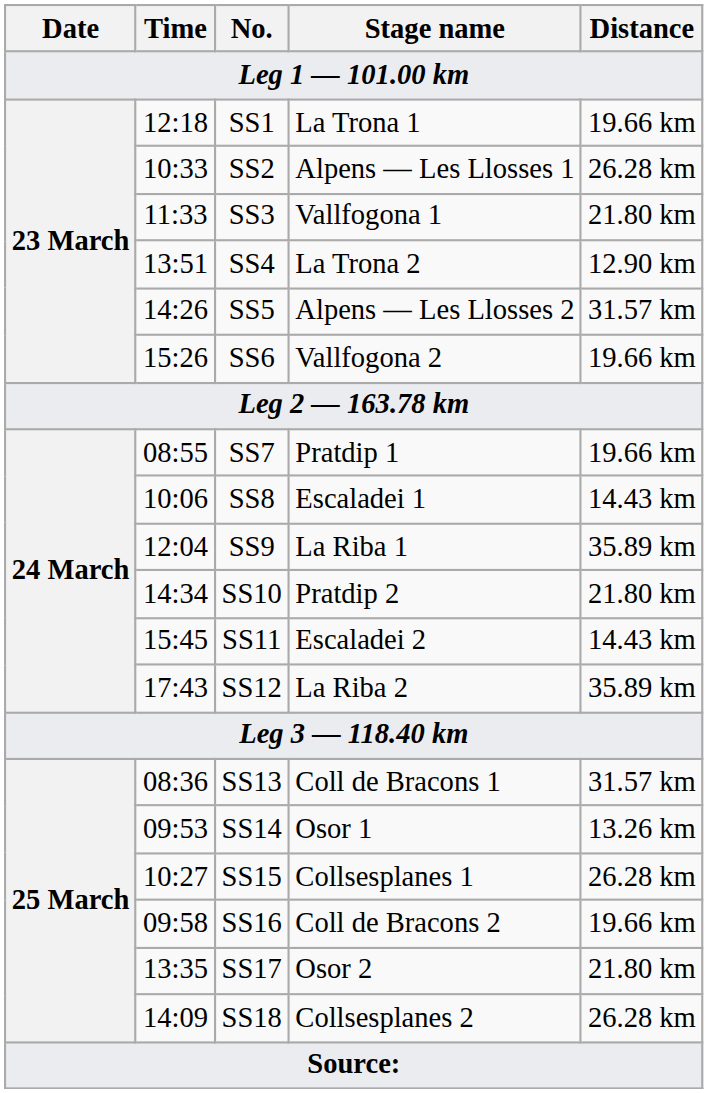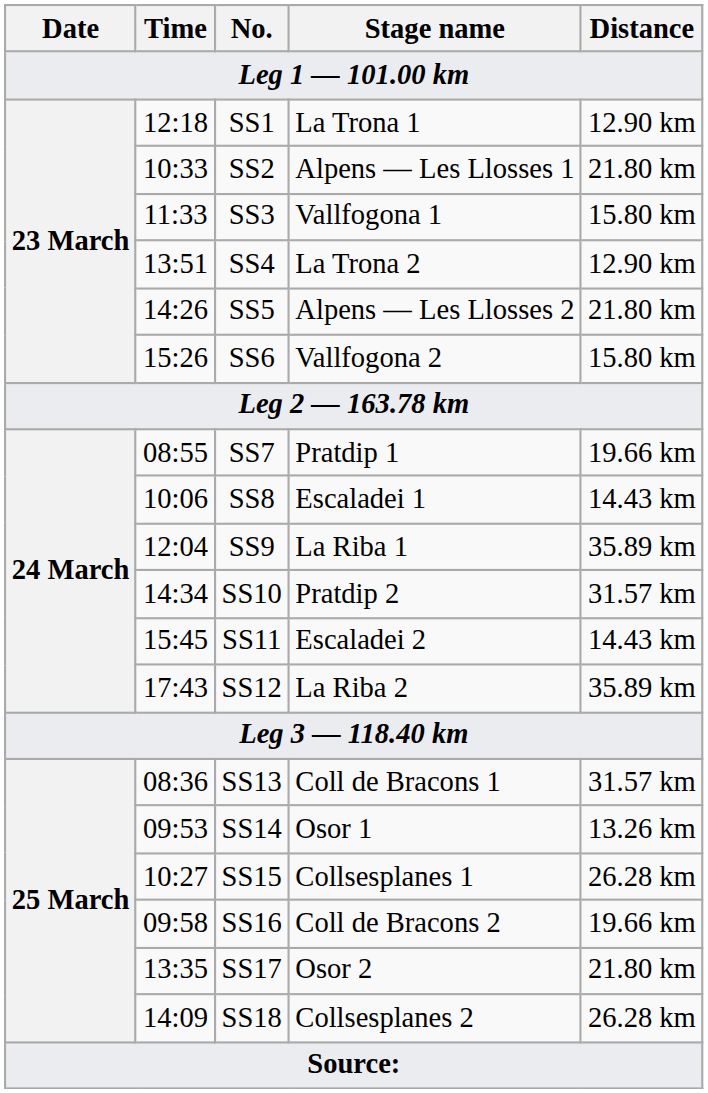(642, 121) 19.66 km -> (642, 121) 12.90 km
(642, 169) 26.28 km -> (642, 169) 21.80 km
(642, 216) 21.80 km -> (642, 216) 15.80 km
(642, 310) 31.57 km -> (642, 310) 21.80 km
(642, 357) 19.66 km -> (642, 357) 15.80 km
(642, 593) 21.80 km -> (642, 593) 31.57 km
